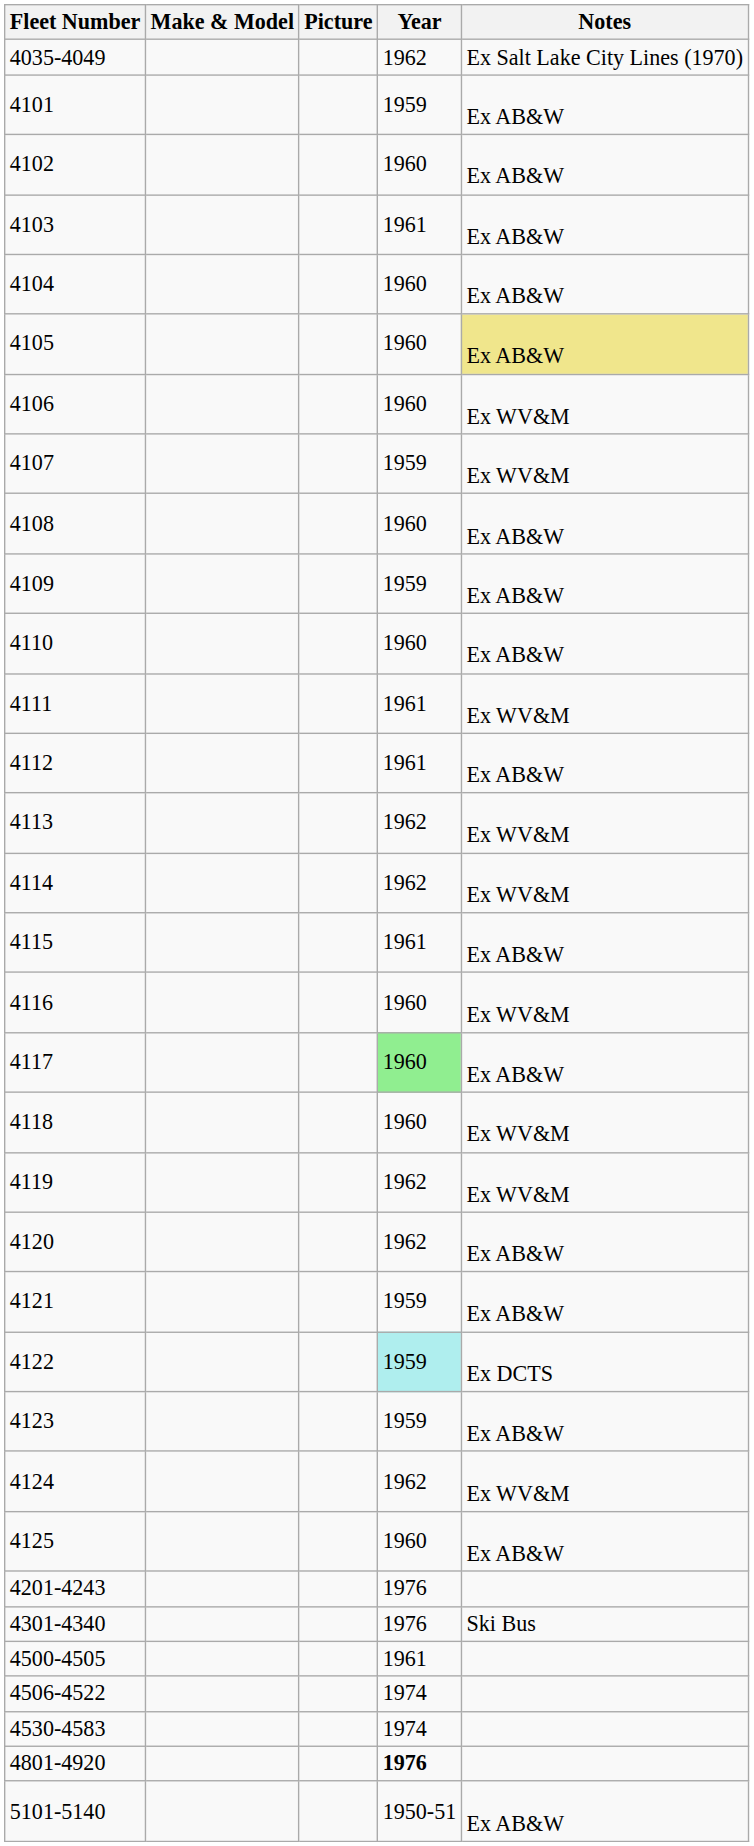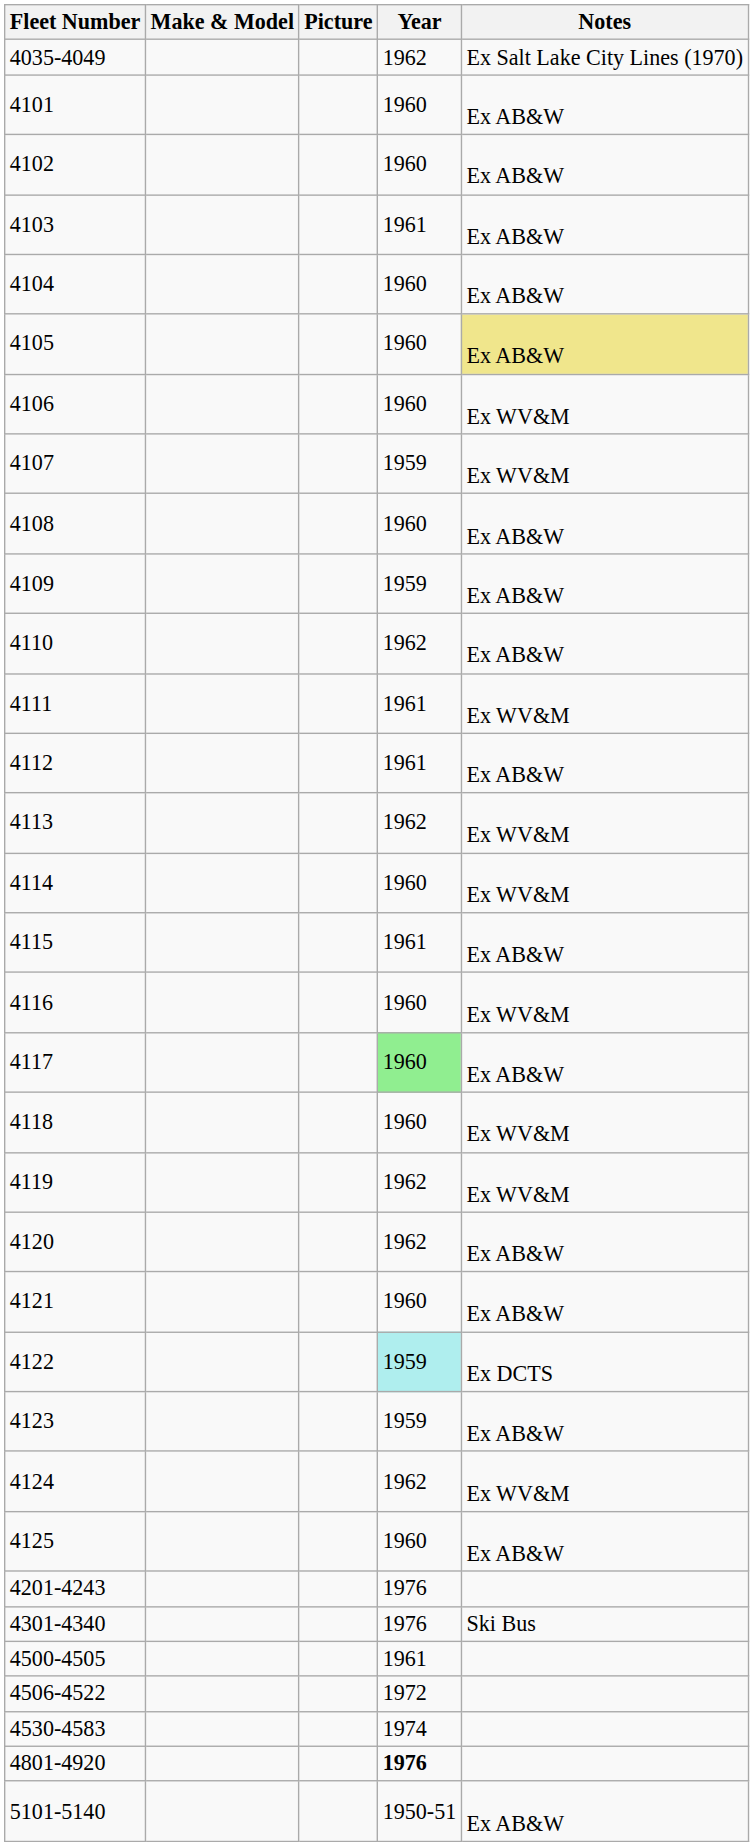(405, 104) 1959 -> (405, 104) 1960
(405, 643) 1960 -> (405, 643) 1962
(405, 882) 1962 -> (405, 882) 1960
(405, 1301) 1959 -> (405, 1301) 1960
(405, 1693) 1974 -> (405, 1693) 1972
